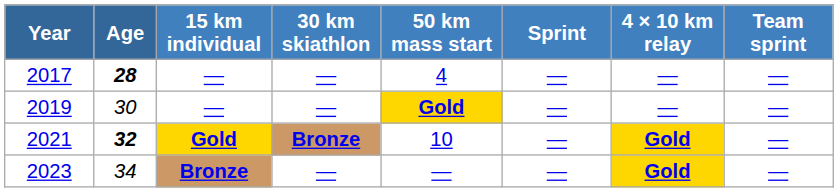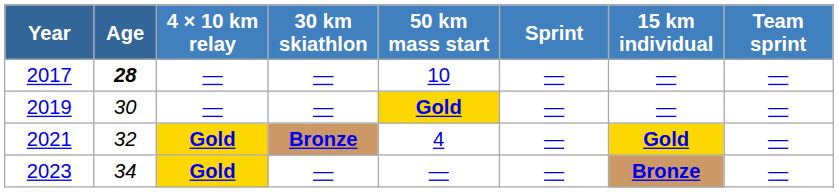columns swapped: (214, 32) <-> (668, 32)
(441, 75) 4 -> (439, 75) 10
(125, 139) bold -> (125, 139) normal
(441, 139) 10 -> (439, 139) 4
